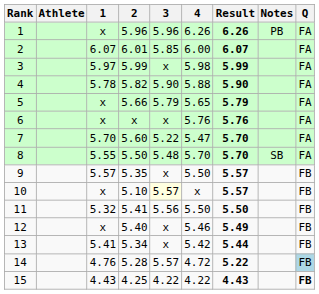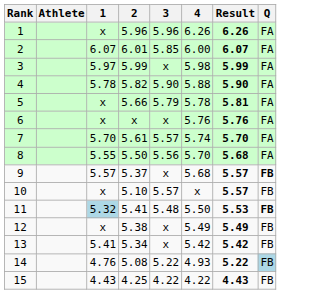- column: (277, 13)
(197, 102) 5.65 -> (197, 102) 5.78
(235, 102) 5.79 -> (235, 102) 5.81
(134, 138) 5.60 -> (134, 138) 5.61
(166, 138) 5.22 -> (166, 138) 5.57
(197, 138) 5.47 -> (197, 138) 5.74
(166, 156) 5.48 -> (166, 156) 5.56
(235, 156) 5.70 -> (235, 156) 5.68
(134, 173) 5.35 -> (134, 173) 5.37
(197, 173) 5.50 -> (197, 173) 5.68
(305, 173) normal -> (267, 173) bold
(166, 191) lightyellow background -> (166, 191) no background
(103, 209) no background -> (103, 209) lightblue background
(166, 209) 5.56 -> (166, 209) 5.48
(235, 209) 5.50 -> (235, 209) 5.53
(305, 209) normal -> (267, 209) bold
(134, 227) 5.40 -> (134, 227) 5.38
(197, 227) 5.46 -> (197, 227) 5.49
(235, 245) 5.44 -> (235, 245) 5.42
(134, 262) 5.28 -> (134, 262) 5.08
(166, 262) 5.57 -> (166, 262) 5.22
(197, 262) 4.72 -> (197, 262) 4.93
(305, 280) bold -> (267, 280) normal
